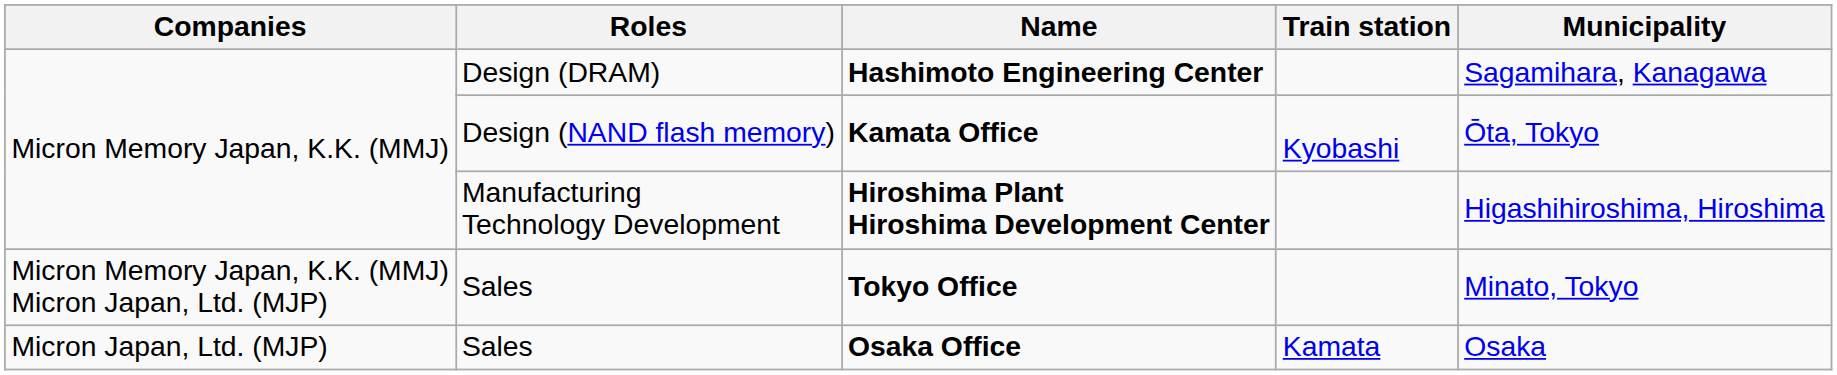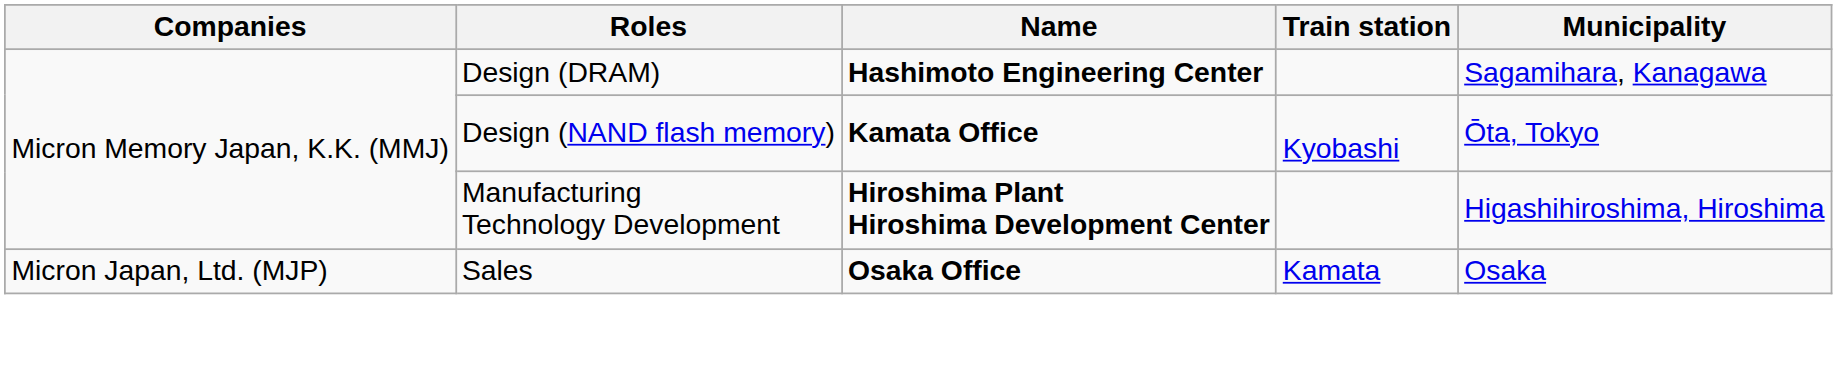- row: (933, 286)
